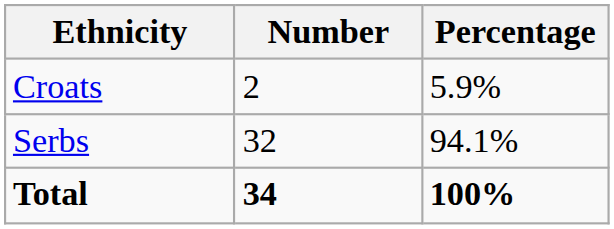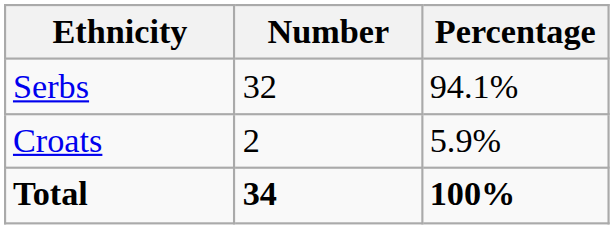rows swapped: (51, 140) <-> (58, 85)
